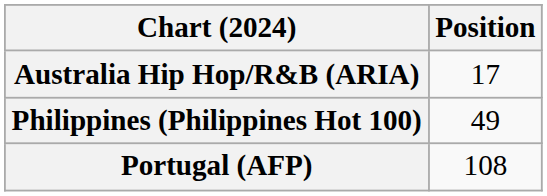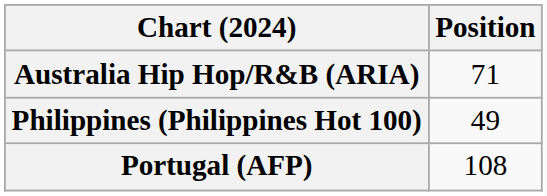(485, 73) 17 -> (485, 73) 71
